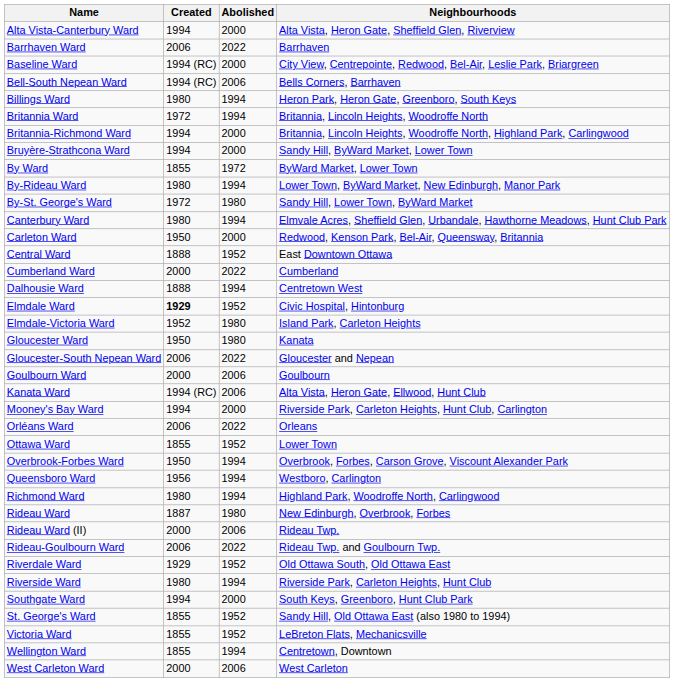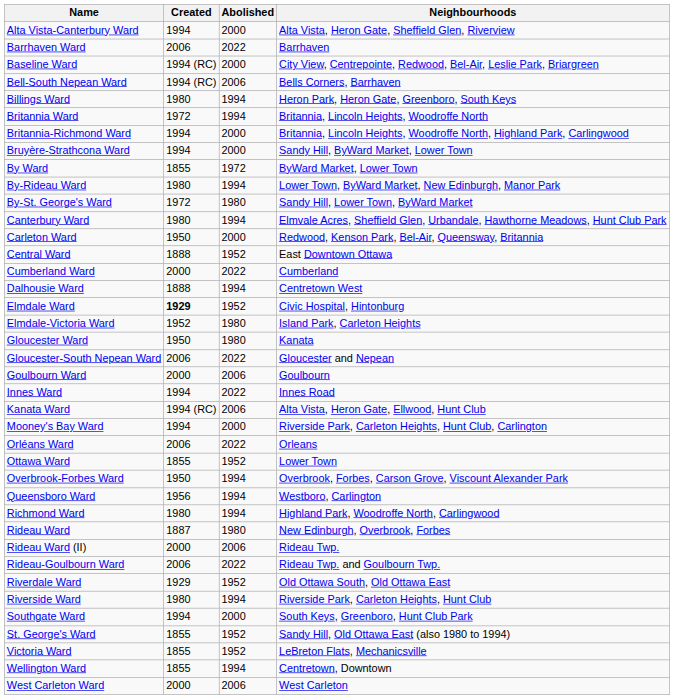+ row: (34, 392)
